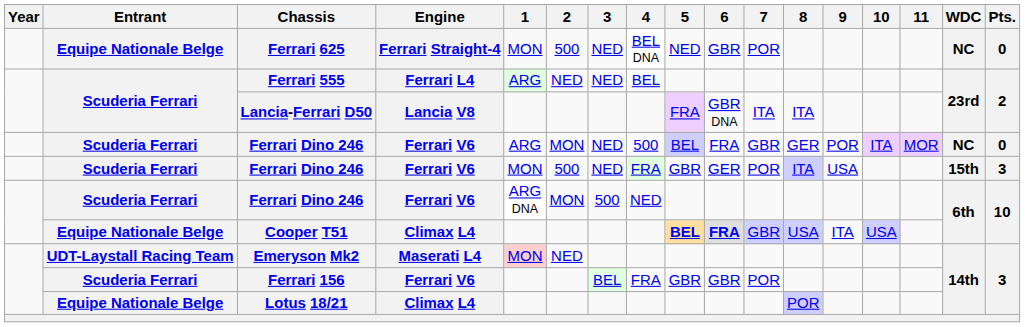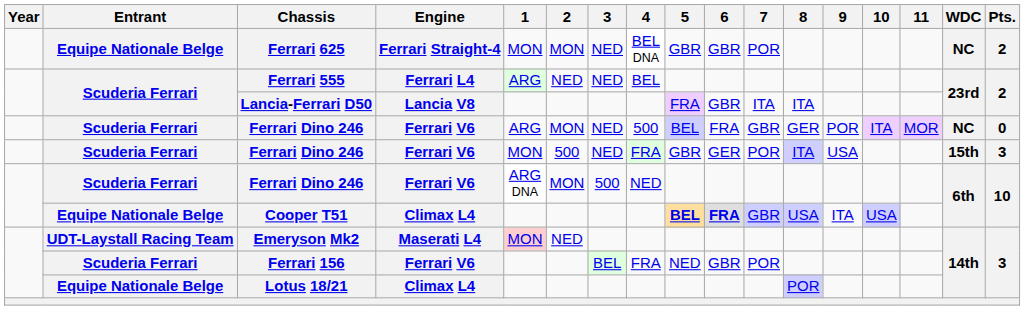(567, 49) 500 -> (567, 49) MON
(685, 49) NED -> (685, 49) GBR
(1002, 49) 0 -> (1002, 49) 2
(724, 113) GBR DNA -> (724, 104) GBR
(685, 280) GBR -> (685, 263) NED
